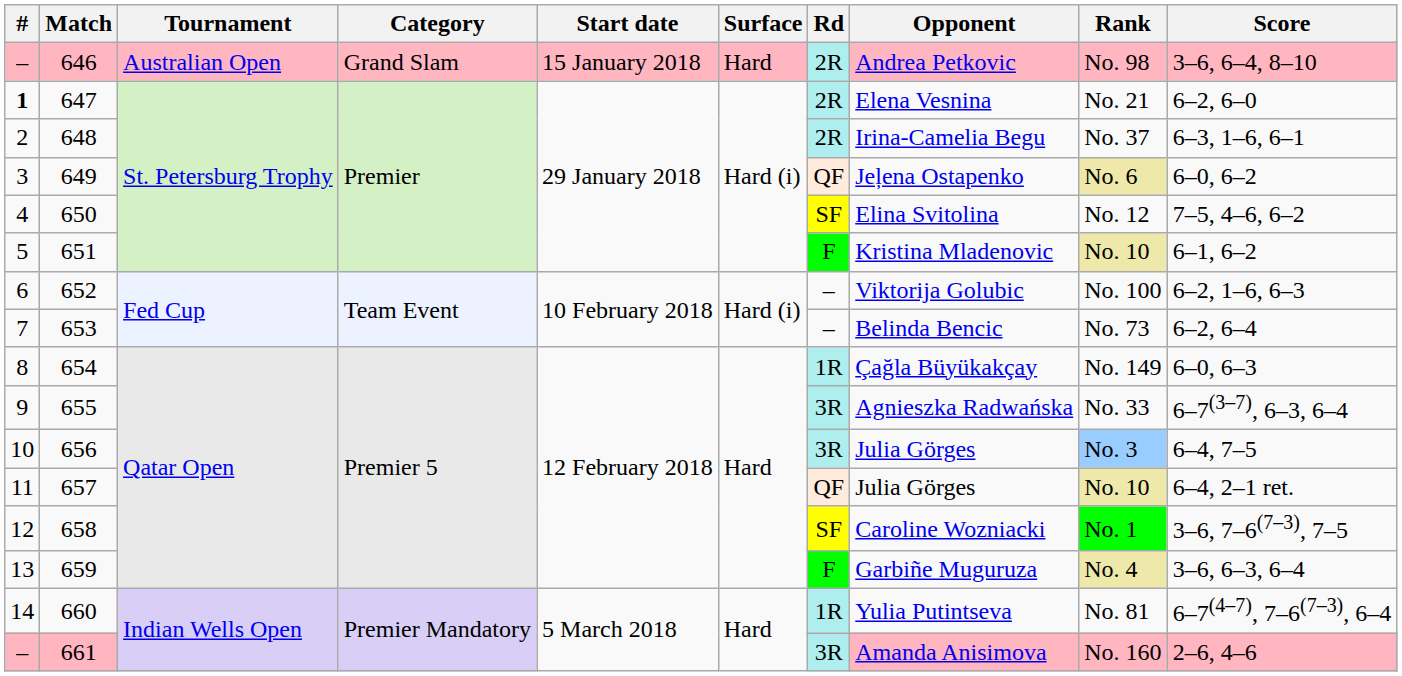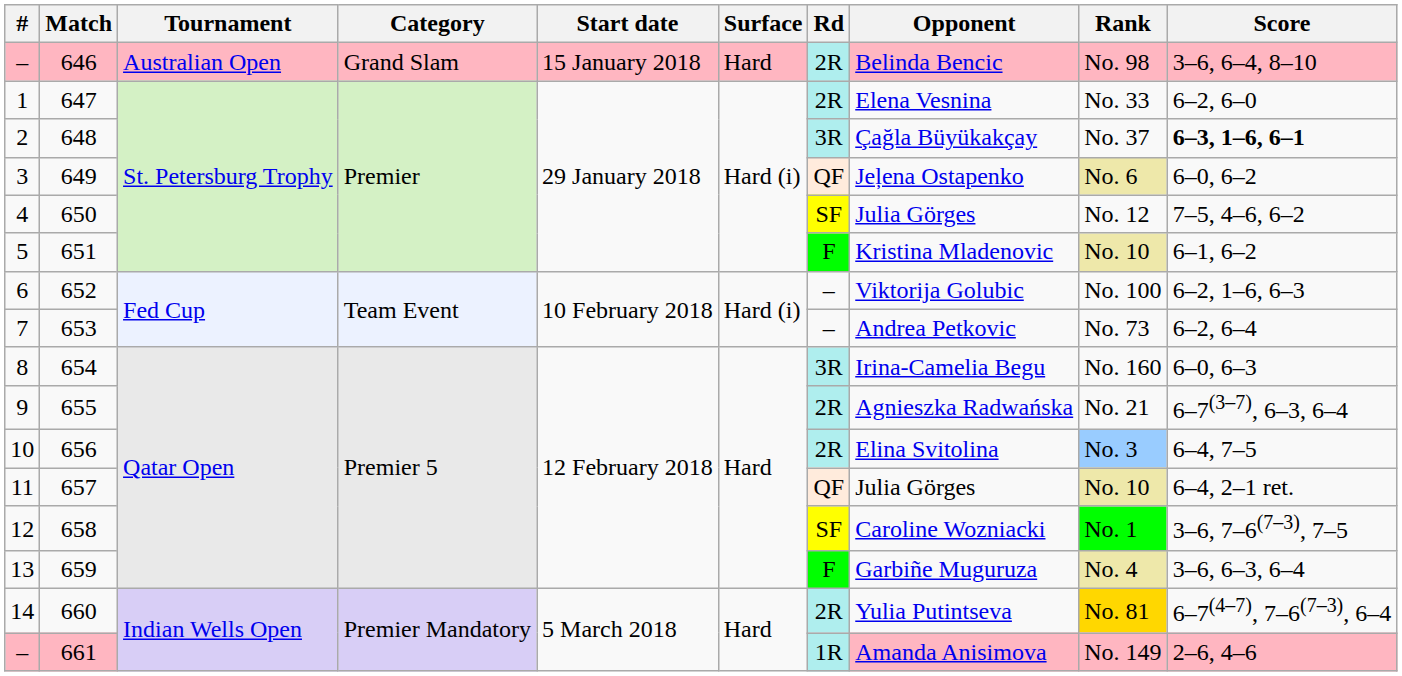(936, 61) Andrea Petkovic -> (929, 61) Belinda Bencic
(22, 99) bold -> (22, 99) normal
(1117, 99) No. 21 -> (1117, 99) No. 33
(829, 137) 2R -> (829, 137) 3R
(950, 137) Irina-Camelia Begu -> (946, 137) Çağla Büyükakçay
(1239, 137) normal -> (1239, 137) bold
(927, 213) Elina Svitolina -> (915, 213) Julia Görges
(929, 328) Belinda Bencic -> (936, 328) Andrea Petkovic
(829, 366) 1R -> (829, 366) 3R
(946, 366) Çağla Büyükakçay -> (950, 366) Irina-Camelia Begu
(1123, 366) No. 149 -> (1123, 366) No. 160
(829, 407) 3R -> (829, 407) 2R
(1117, 407) No. 33 -> (1117, 407) No. 21
(829, 448) 3R -> (829, 448) 2R
(915, 448) Julia Görges -> (927, 448) Elina Svitolina
(829, 610) 1R -> (829, 610) 2R
(1117, 610) no background -> (1117, 610) gold background
(829, 652) 3R -> (829, 652) 1R
(1123, 652) No. 160 -> (1123, 652) No. 149
